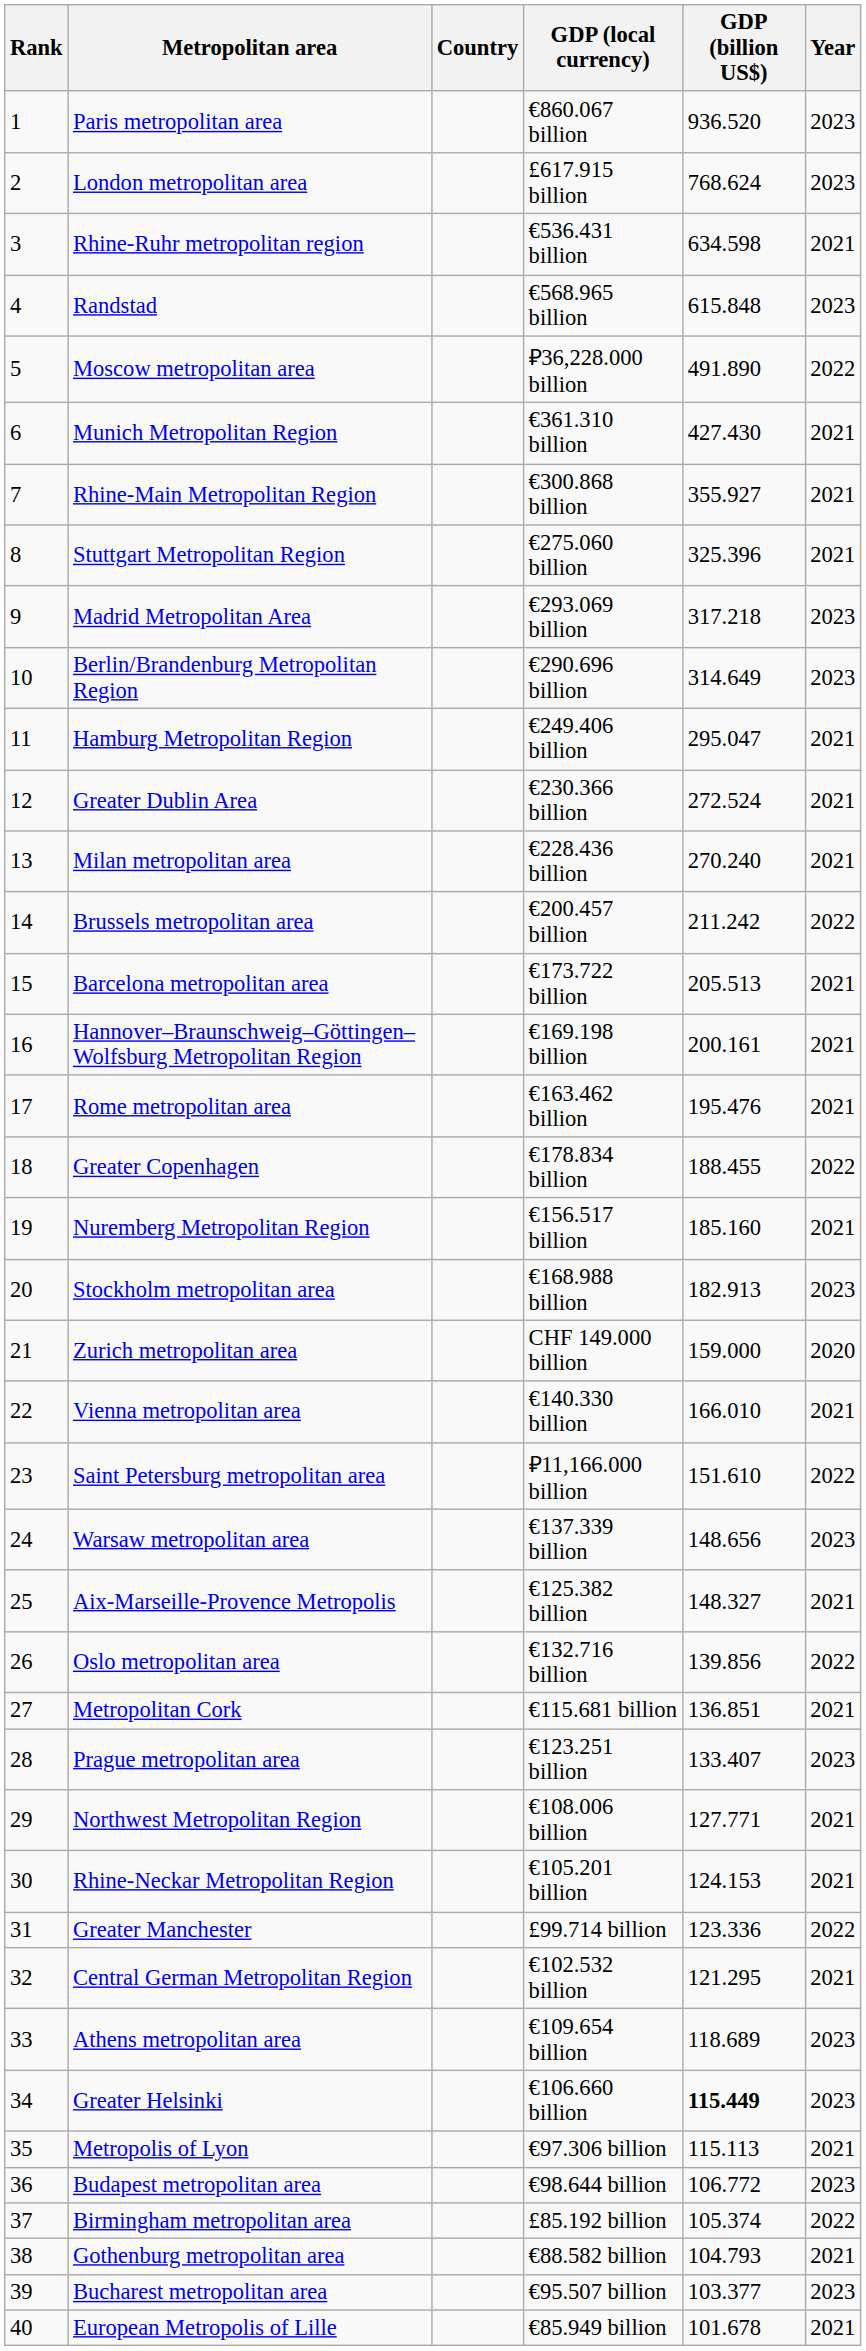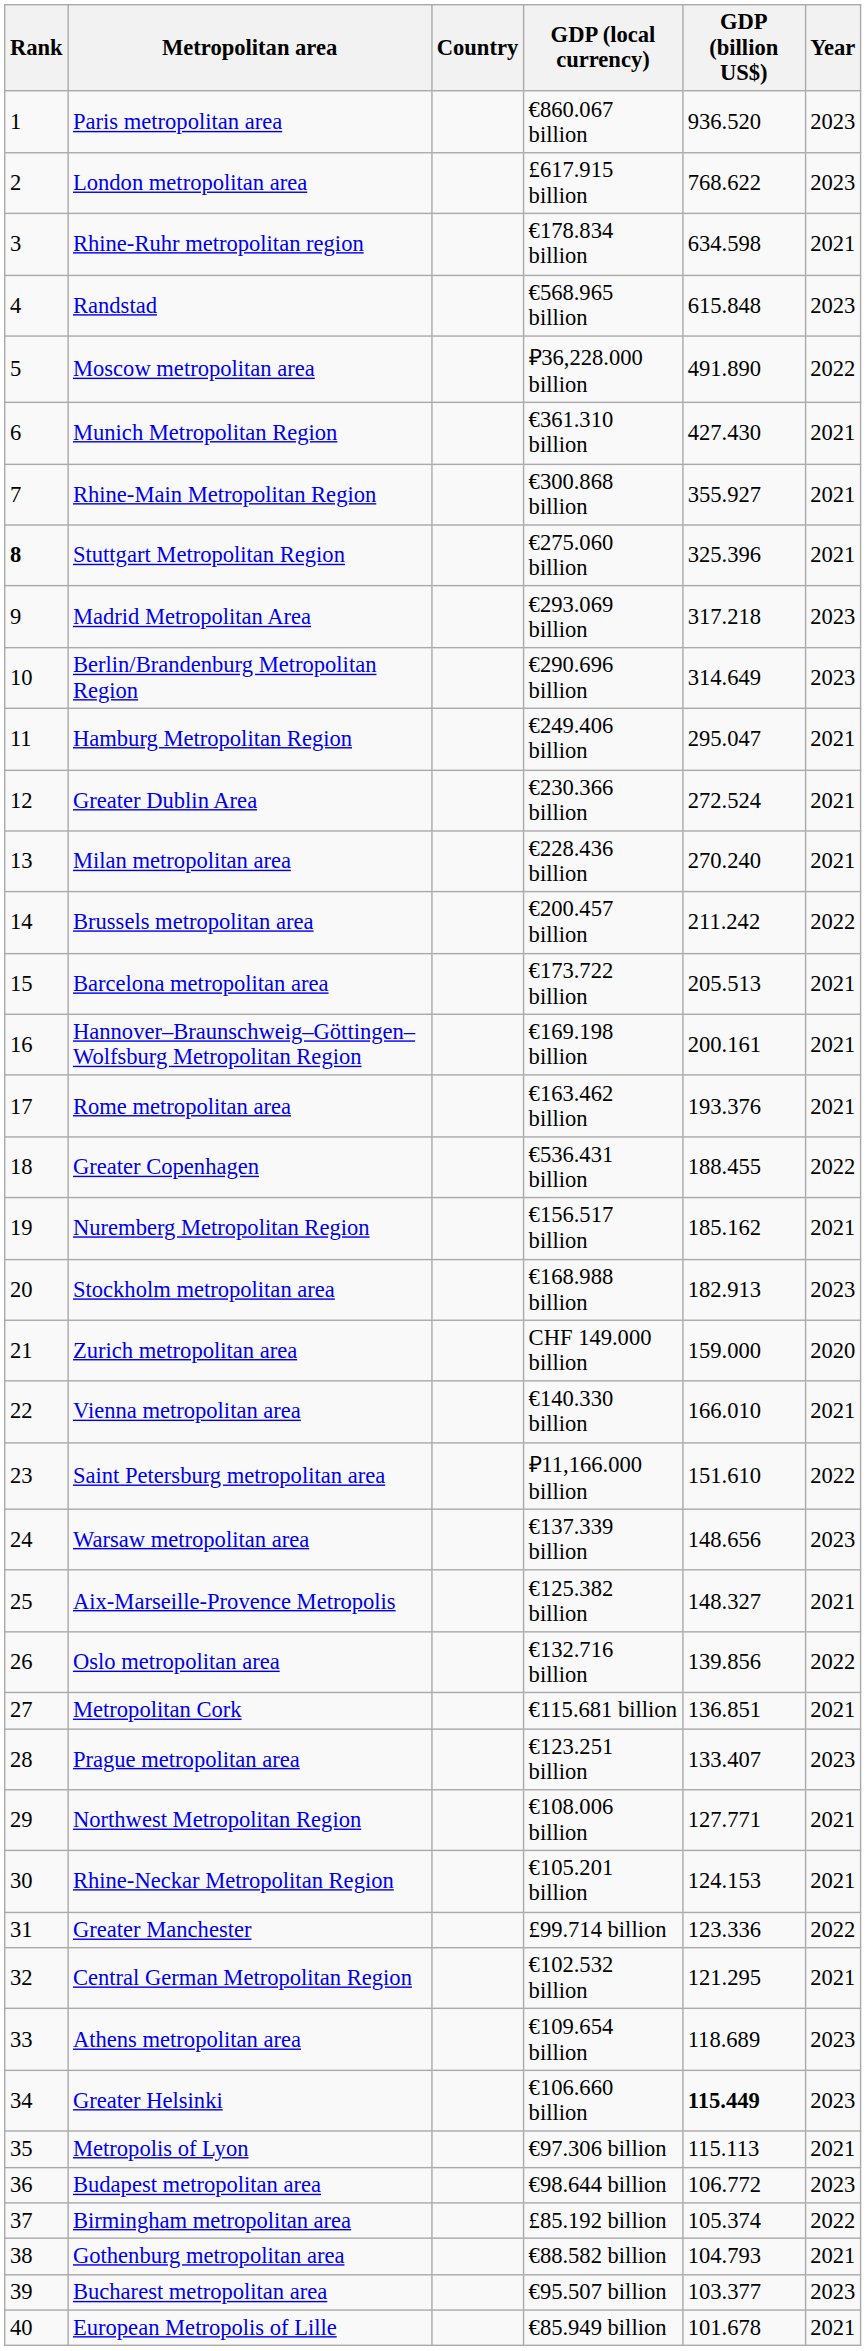(724, 182) 768.624 -> (724, 182) 768.622
(571, 243) €536.431 billion -> (571, 243) €178.834 billion
(16, 555) normal -> (16, 555) bold
(724, 1105) 195.476 -> (724, 1105) 193.376
(571, 1166) €178.834 billion -> (571, 1166) €536.431 billion
(724, 1228) 185.160 -> (724, 1228) 185.162
